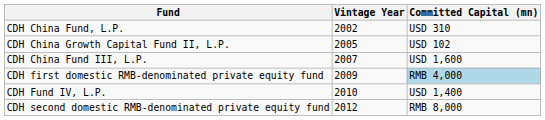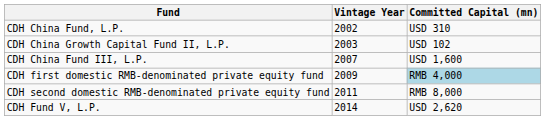(346, 44) 2005 -> (346, 44) 2003
- row: (57, 92)
(346, 108) 2012 -> (346, 92) 2011
+ row: (54, 108)
